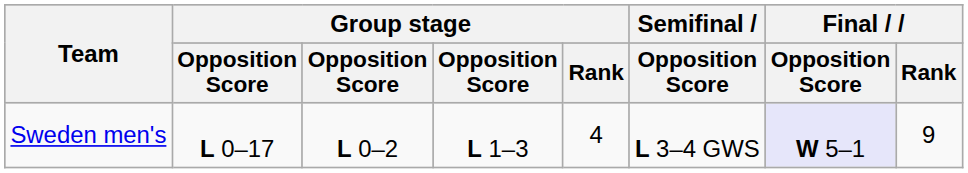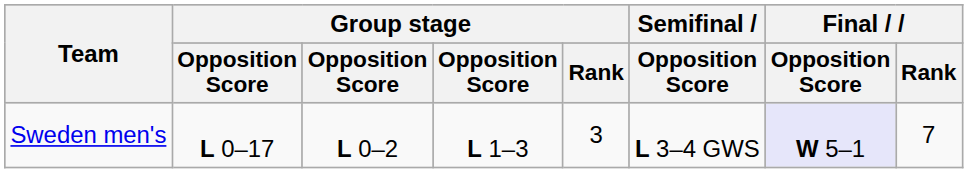(596, 136) 4 -> (596, 136) 3
(929, 136) 9 -> (929, 136) 7
